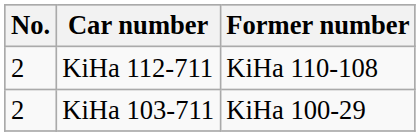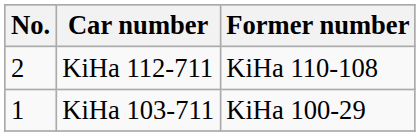(18, 109) 2 -> (18, 109) 1
